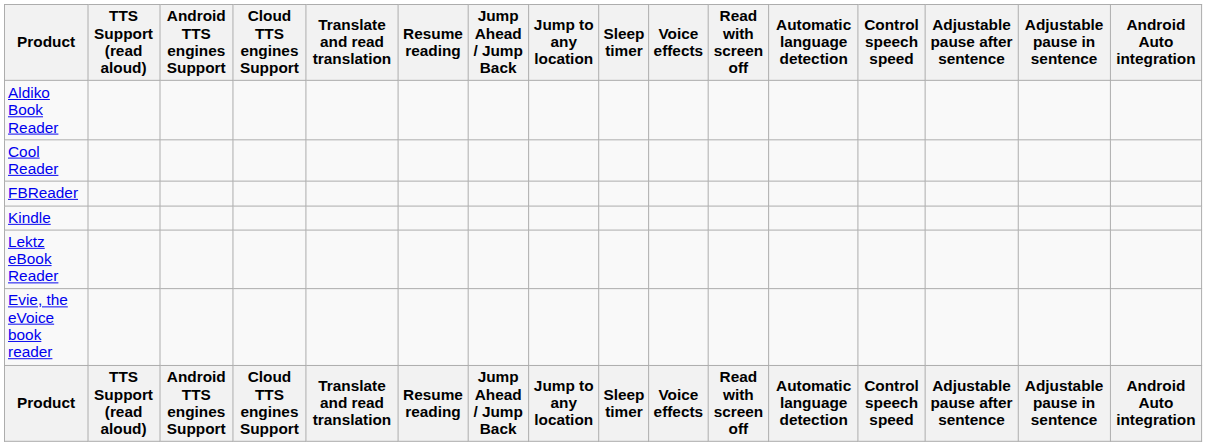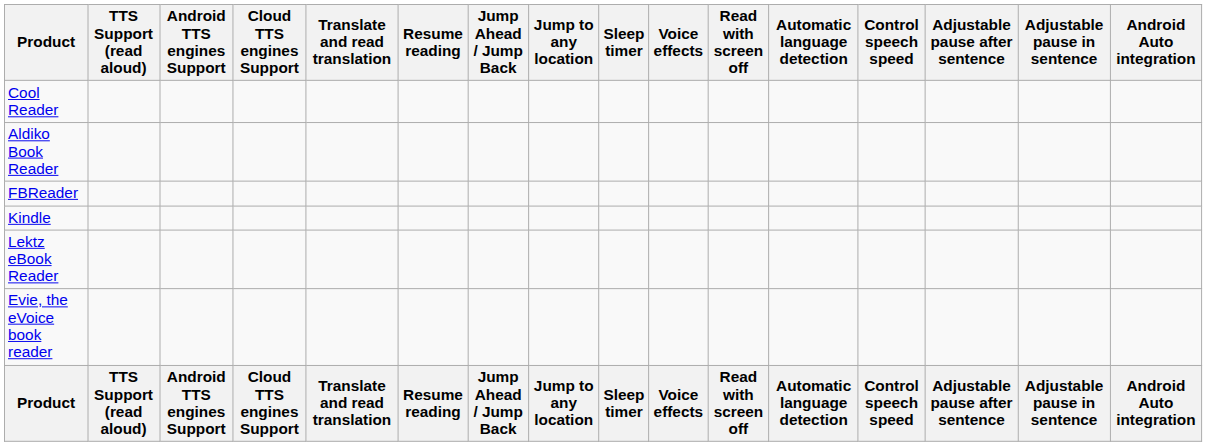rows swapped: (33, 110) <-> (33, 160)
